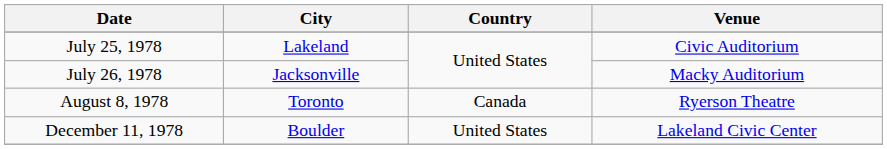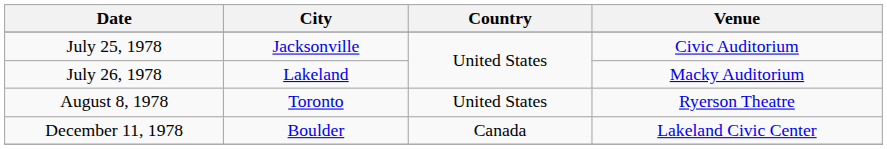(316, 46) Lakeland -> (316, 46) Jacksonville
(316, 74) Jacksonville -> (316, 74) Lakeland
(500, 102) Canada -> (500, 102) United States
(500, 130) United States -> (500, 130) Canada
